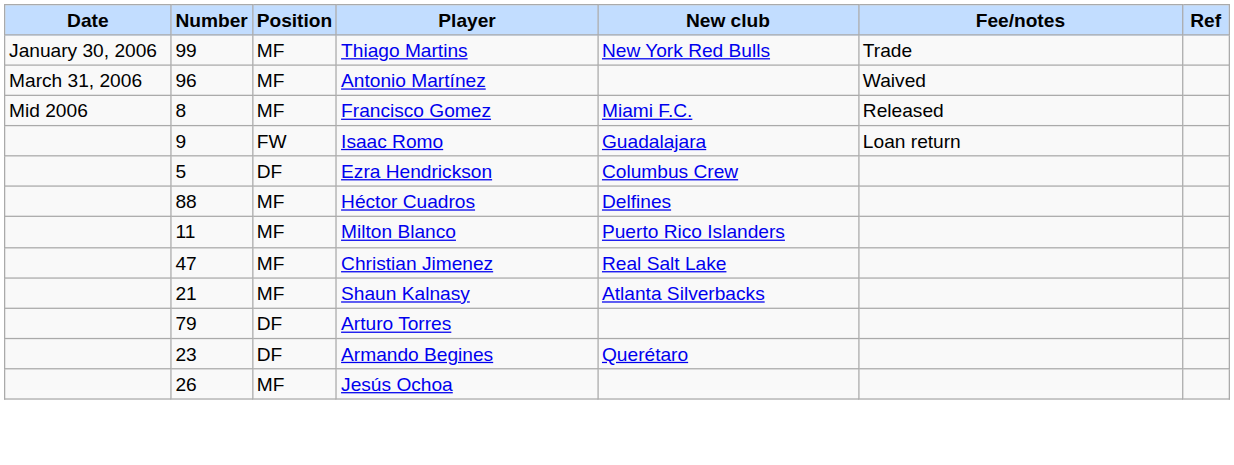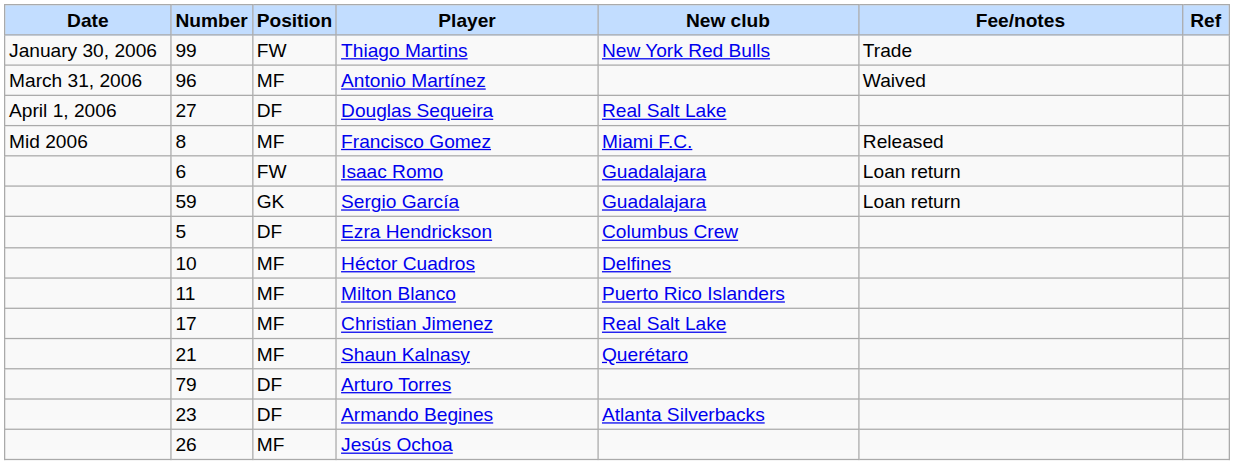(271, 50) MF -> (272, 50) FW
+ row: (417, 111)
(181, 141) 9 -> (181, 172) 6
+ row: (400, 202)
(186, 202) 88 -> (186, 263) 10
(186, 263) 47 -> (186, 323) 17
(683, 293) Atlanta Silverbacks -> (645, 353) Querétaro
(645, 353) Querétaro -> (683, 414) Atlanta Silverbacks
